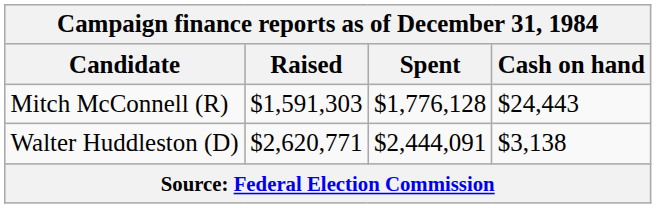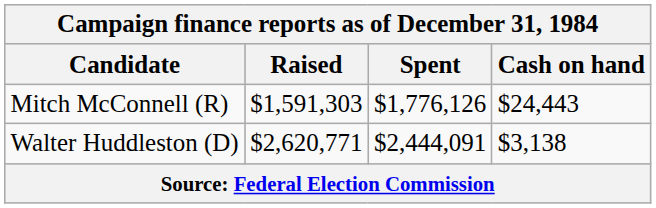(430, 103) $1,776,128 -> (430, 103) $1,776,126
